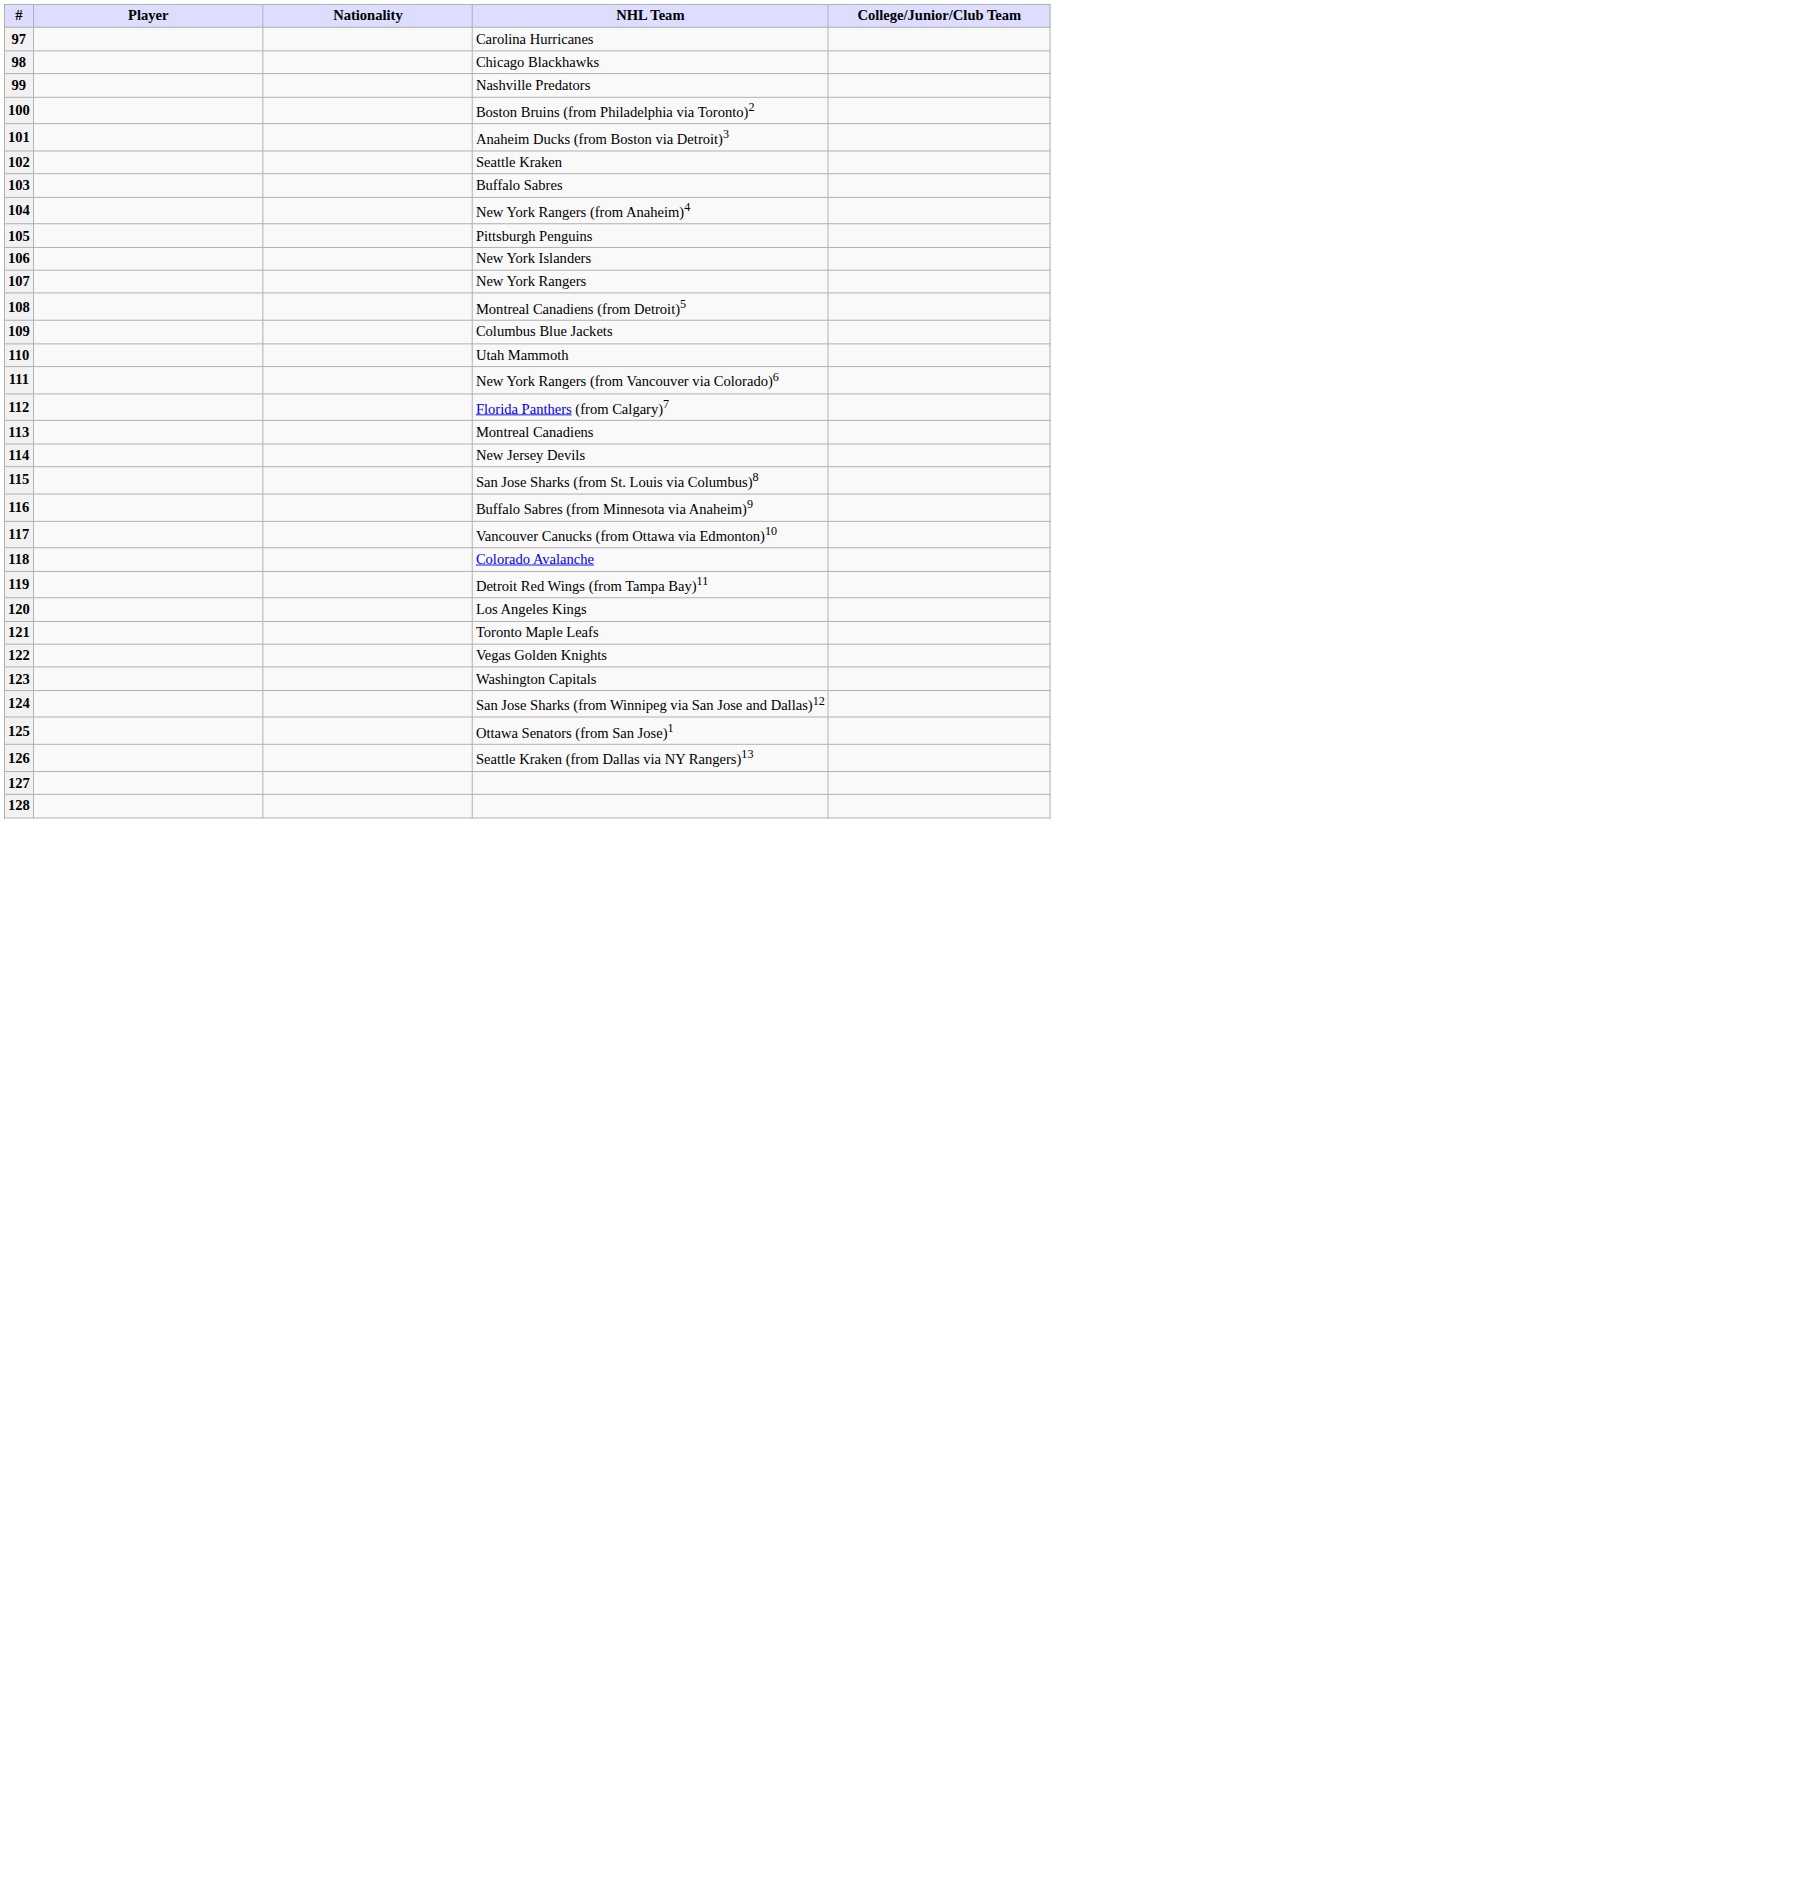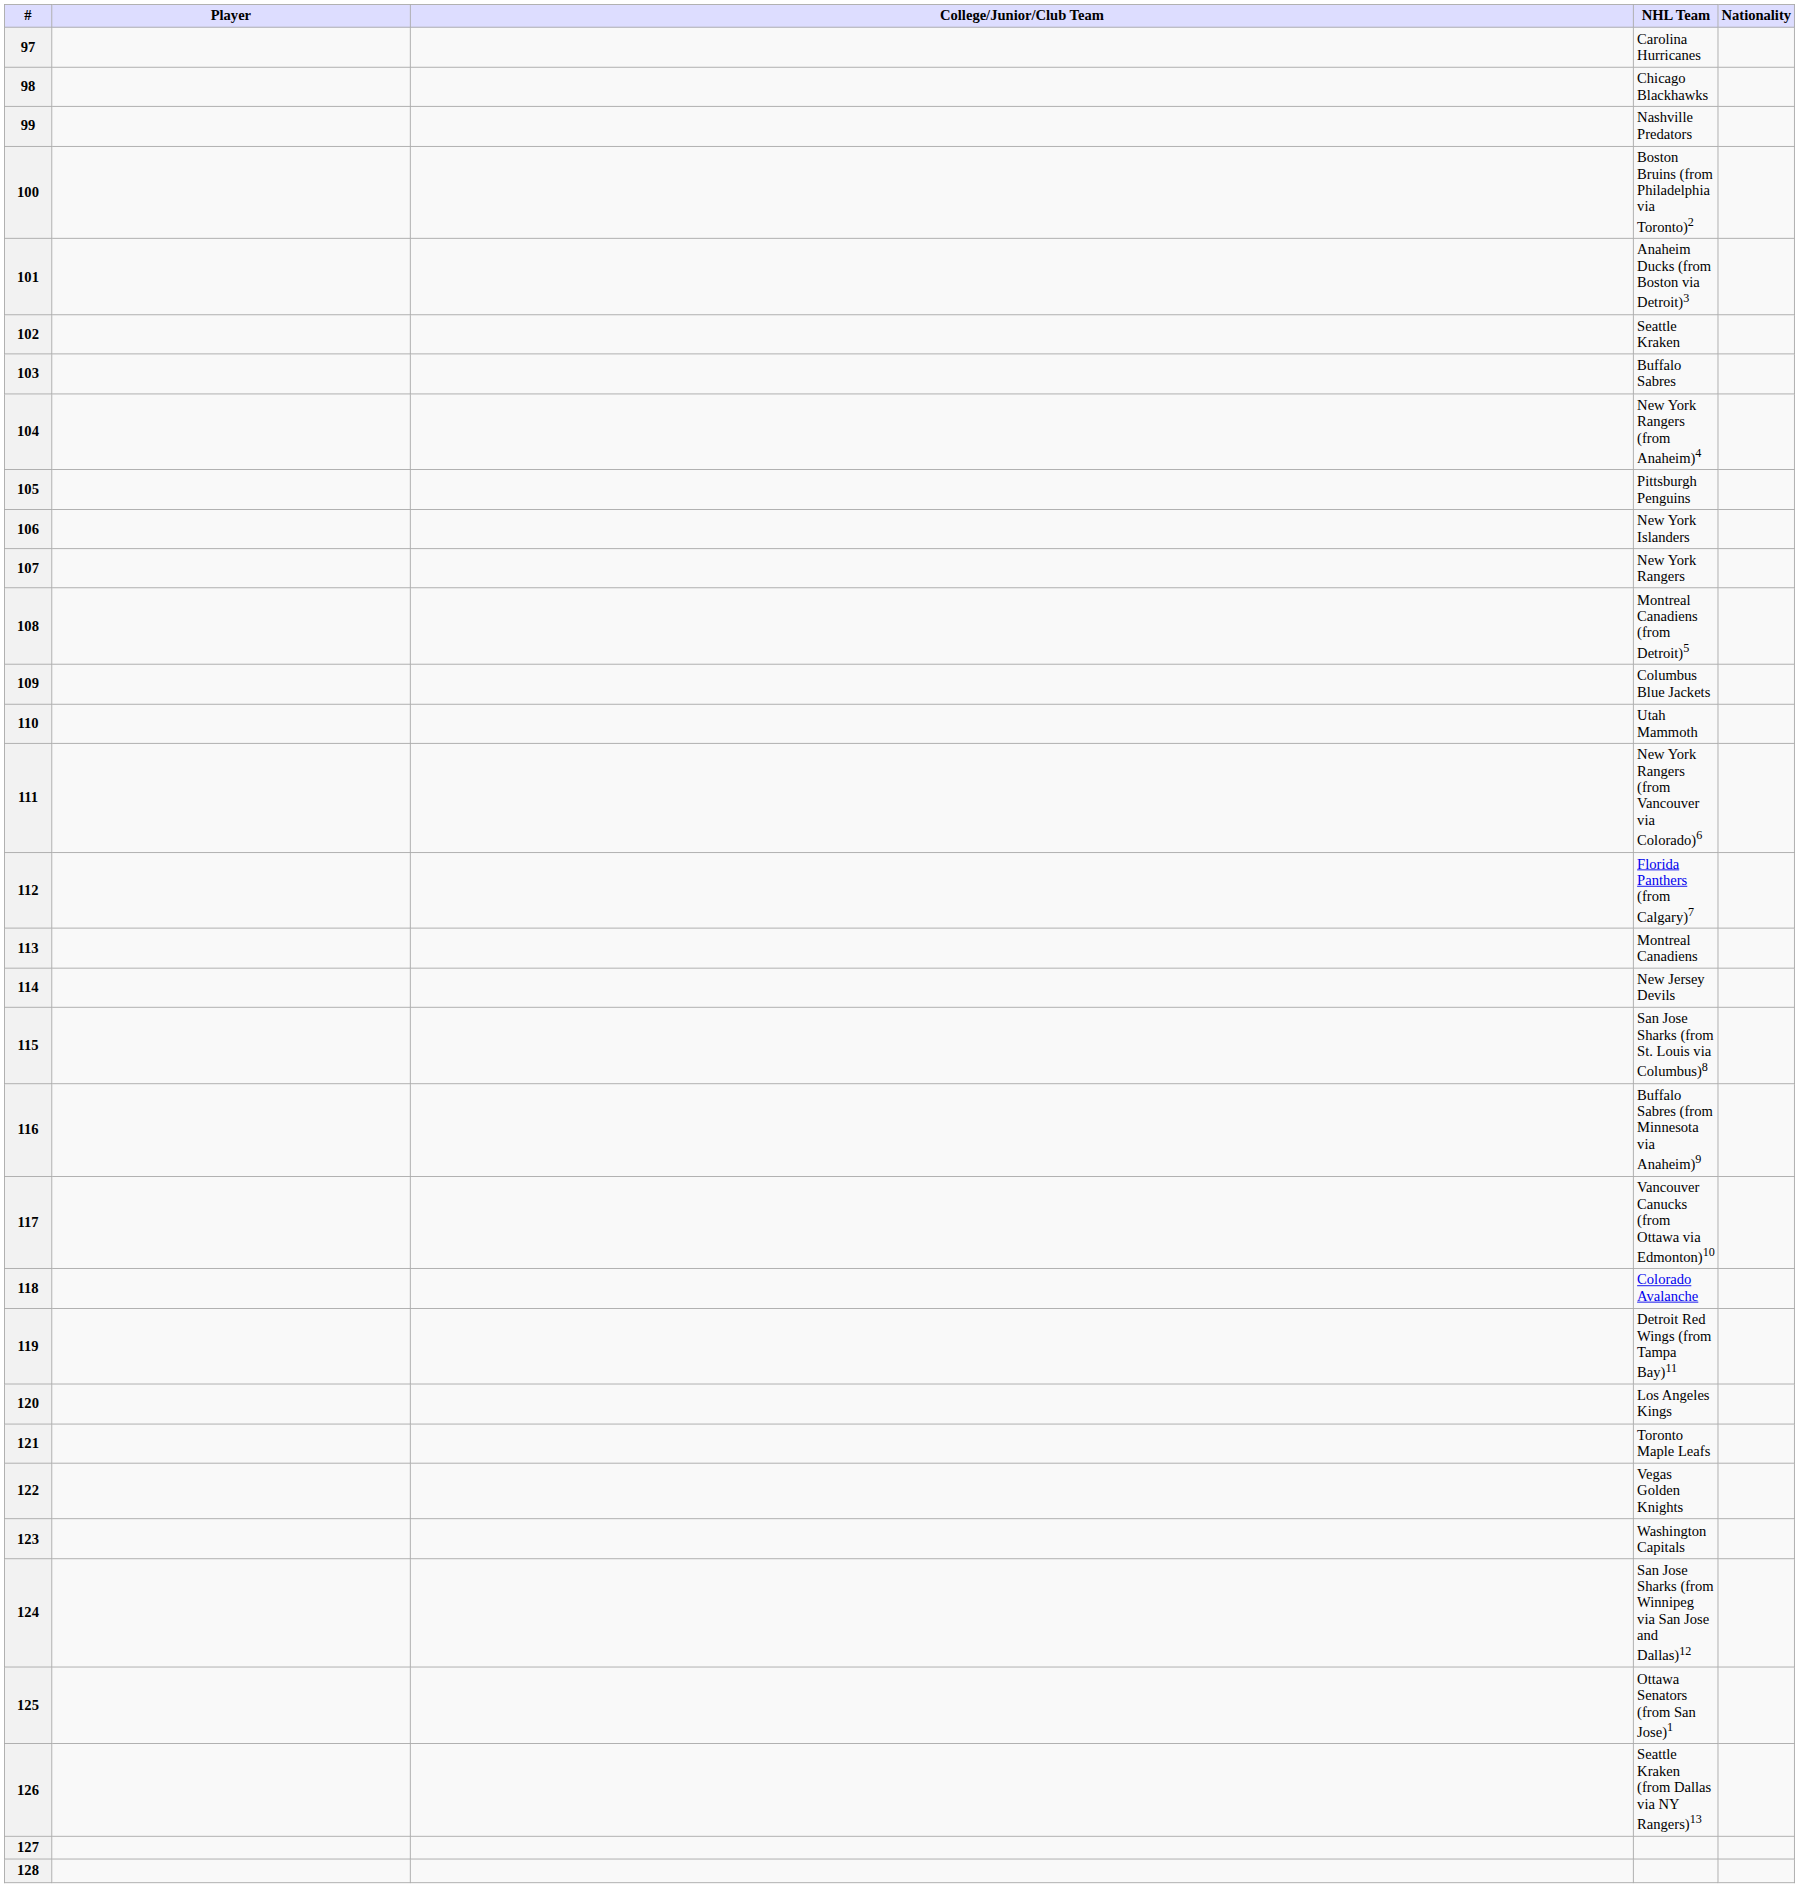columns swapped: (368, 16) <-> (939, 16)
